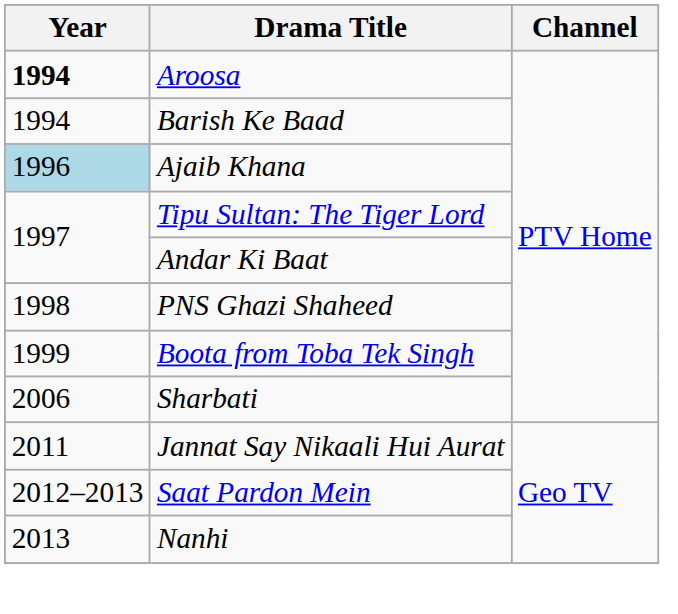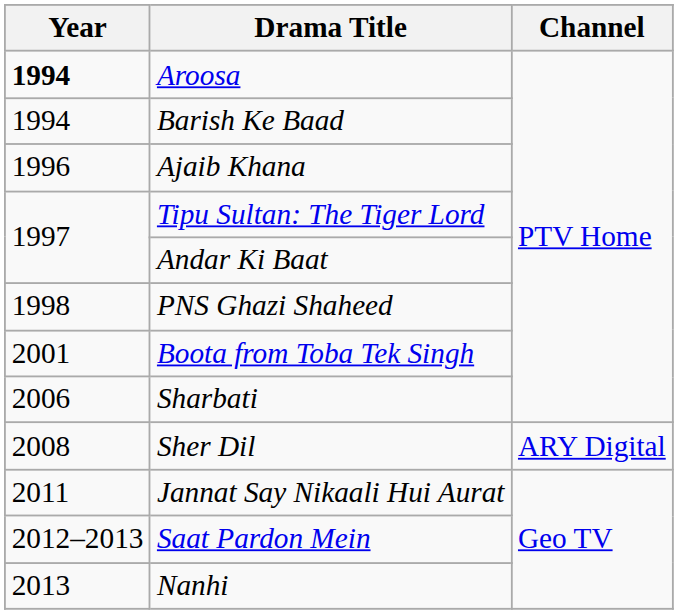(41, 167) lightblue background -> (41, 167) no background
(41, 352) 1999 -> (41, 352) 2001
+ row: (206, 445)
